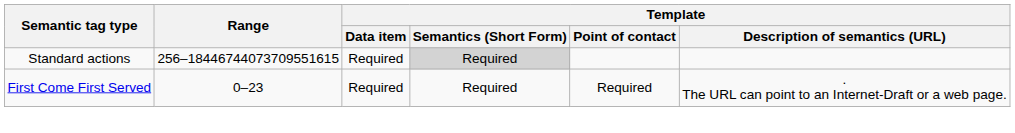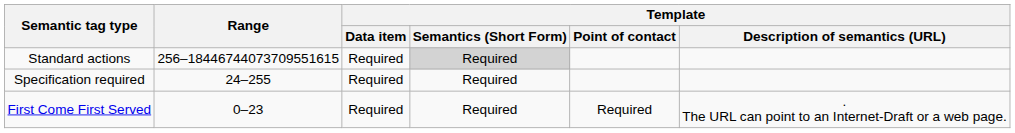+ row: (79, 79)
